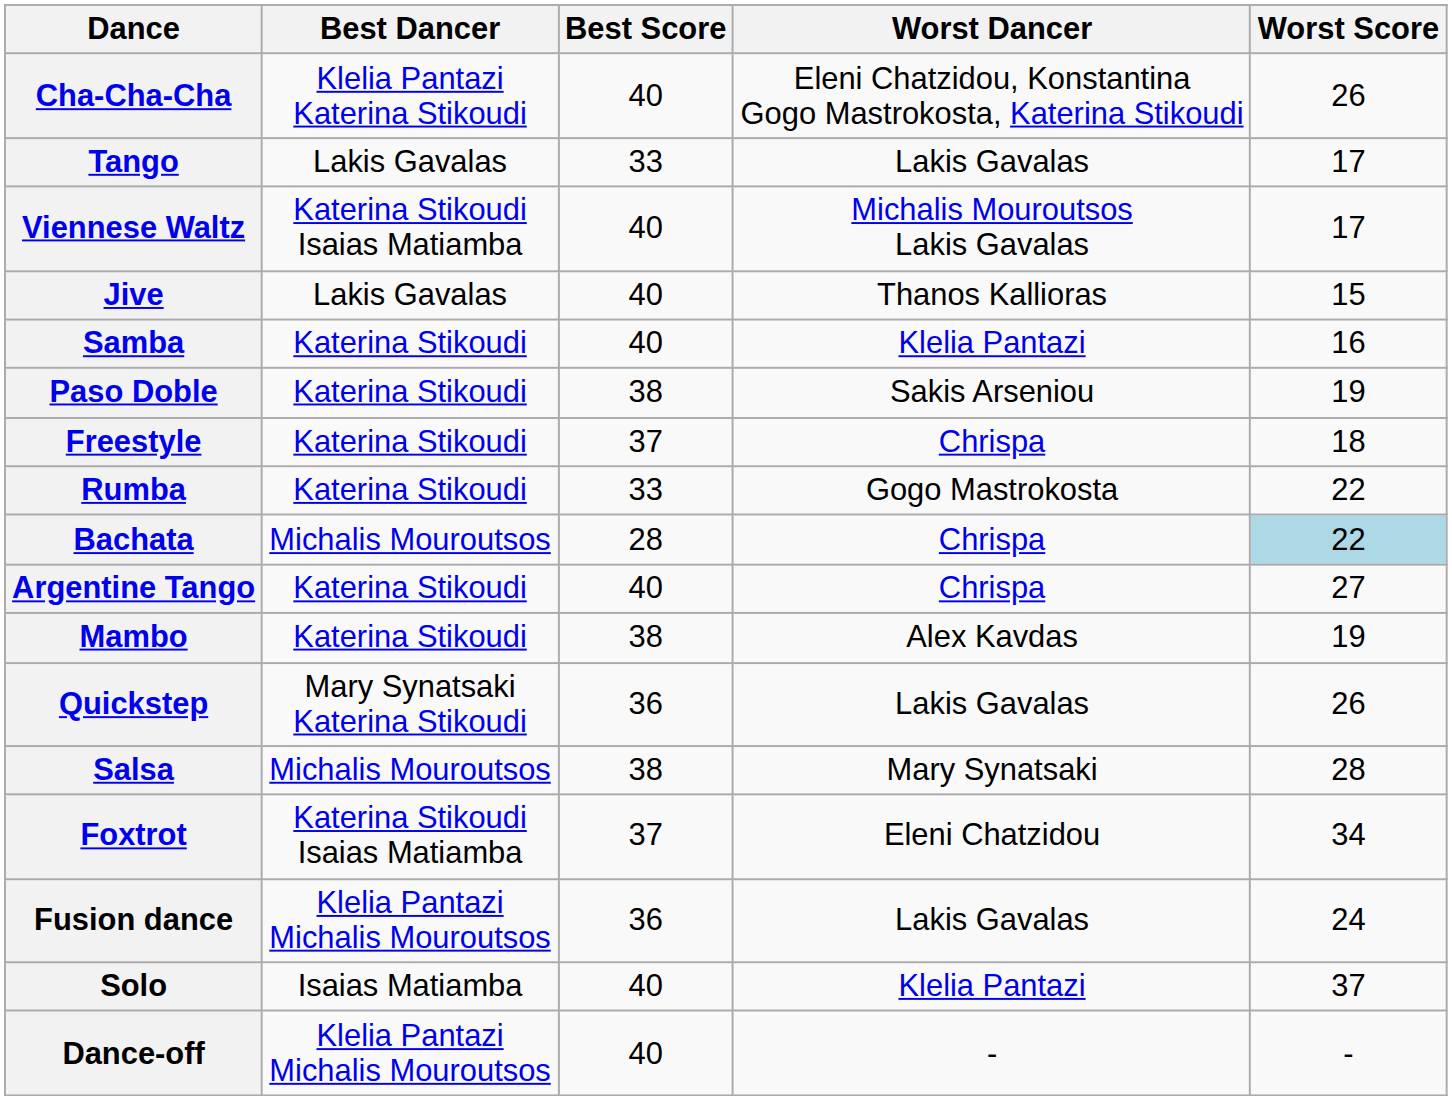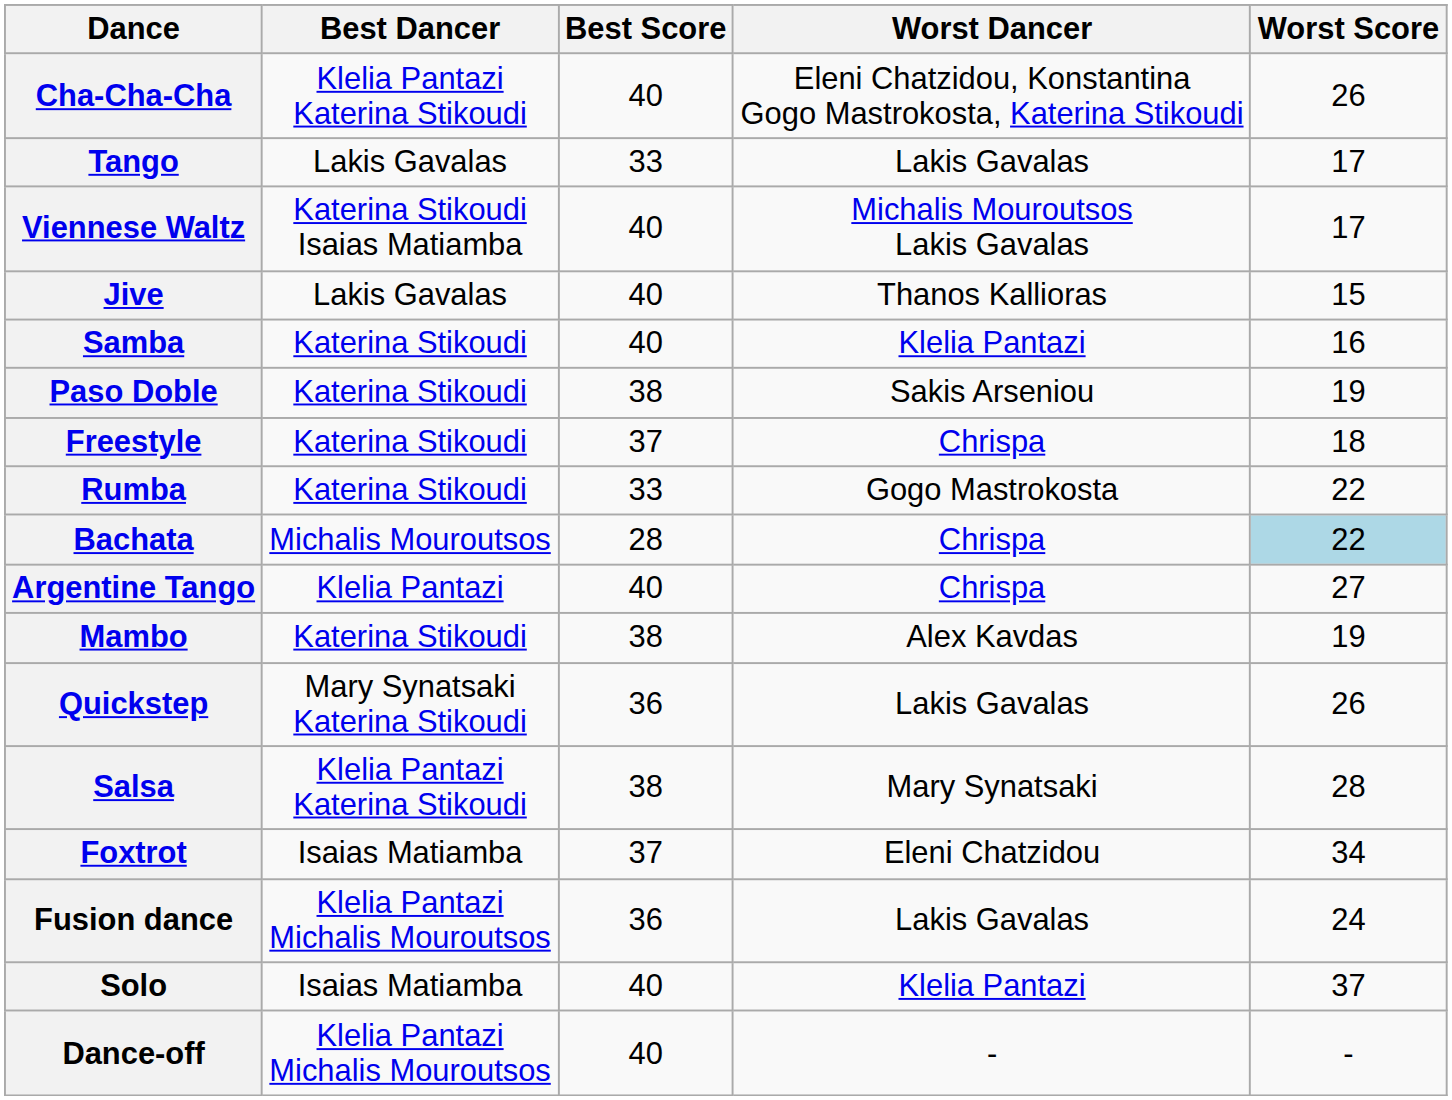(410, 588) Katerina Stikoudi -> (410, 588) Klelia Pantazi
(410, 769) Michalis Mouroutsos -> (410, 787) Klelia Pantazi Katerina Stikoudi
(410, 836) Katerina Stikoudi Isaias Matiamba -> (410, 853) Isaias Matiamba
